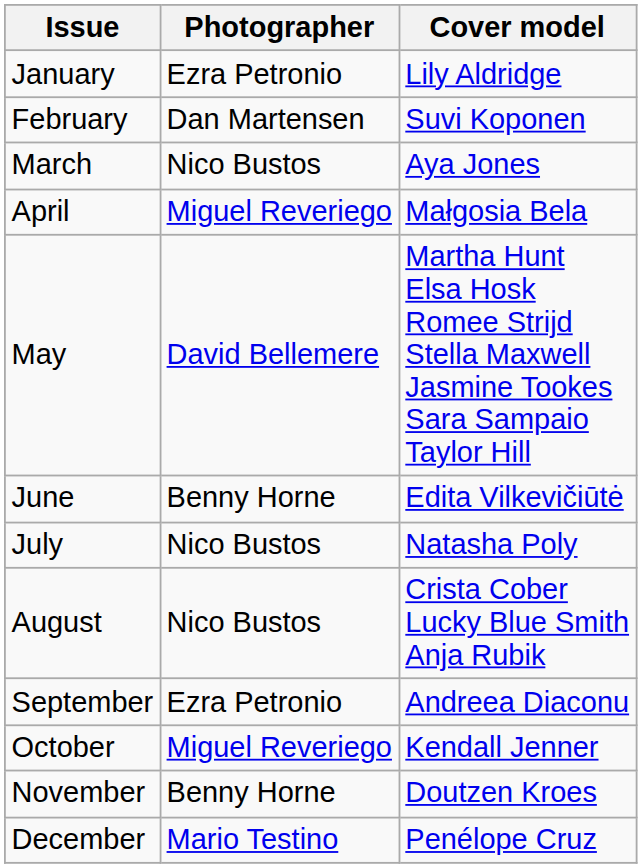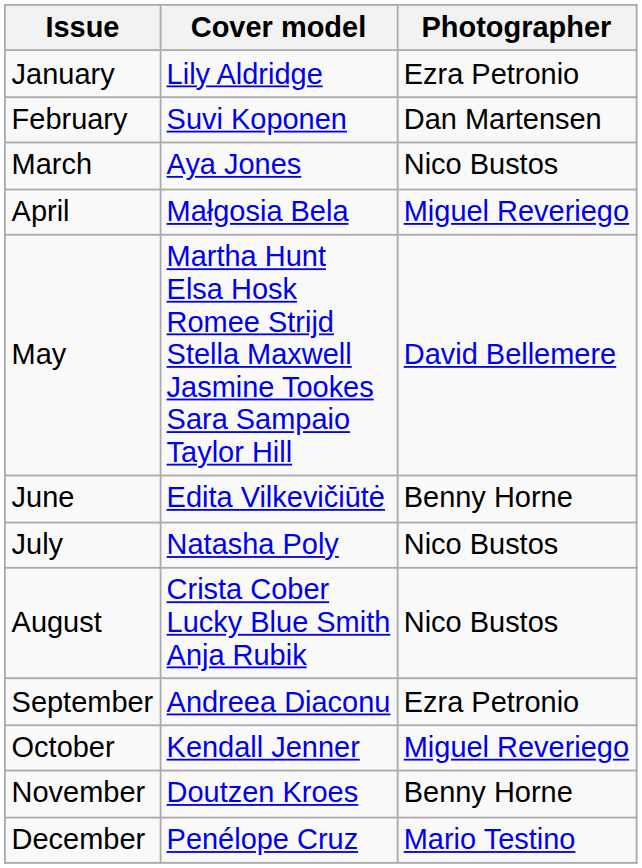columns swapped: (517, 27) <-> (279, 27)
